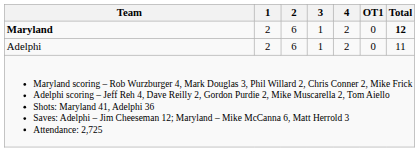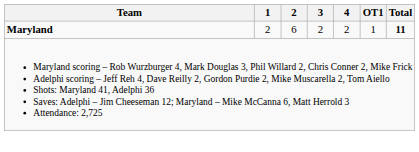(320, 30) 1 -> (320, 30) 2
(373, 30) 0 -> (373, 30) 1
(400, 30) 12 -> (400, 30) 11
- row: (24, 47)
